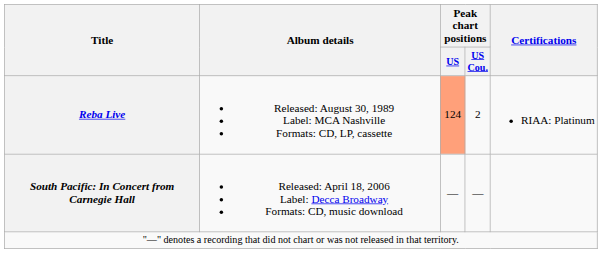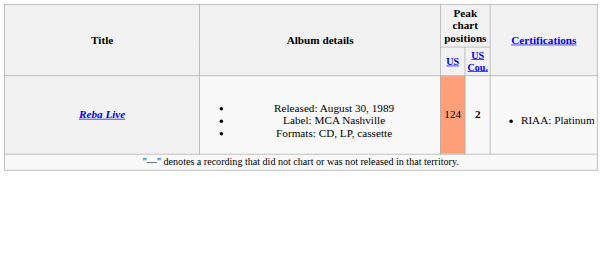(478, 114) normal -> (478, 114) bold
- row: (102, 192)
